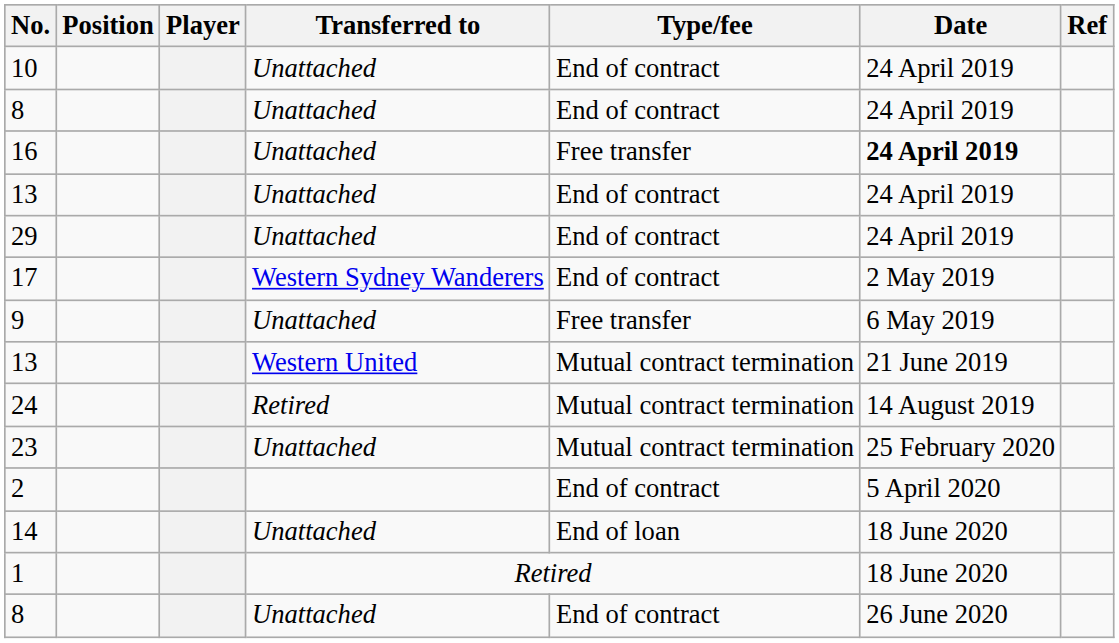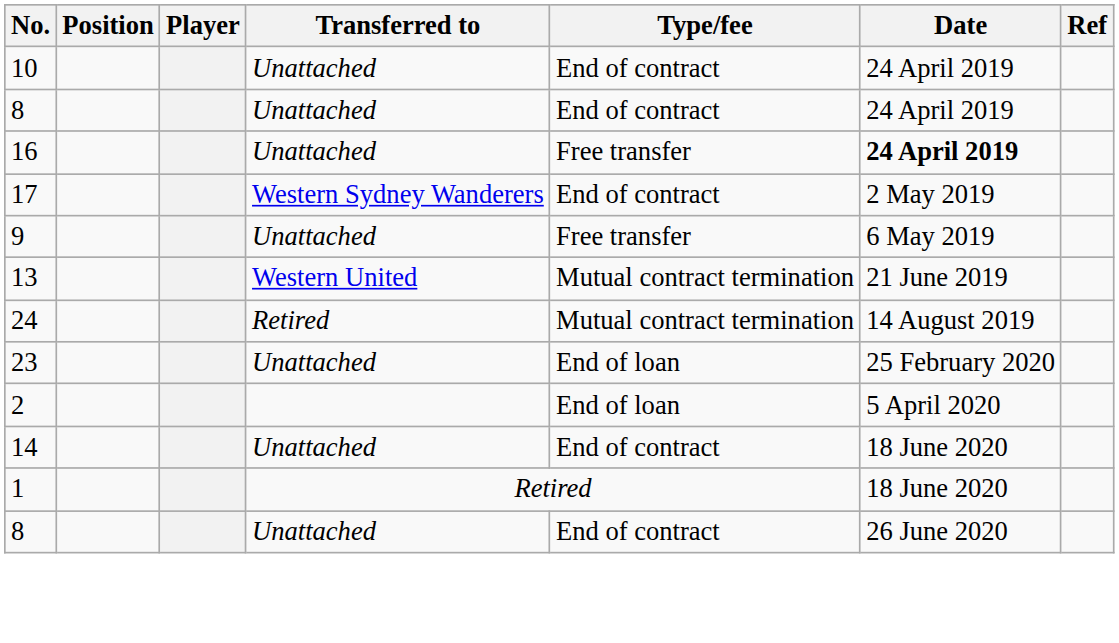- row: (24, 194)
- row: (24, 236)
(705, 446) Mutual contract termination -> (618, 362) End of loan
(638, 488) End of contract -> (618, 404) End of loan
(618, 531) End of loan -> (638, 446) End of contract
